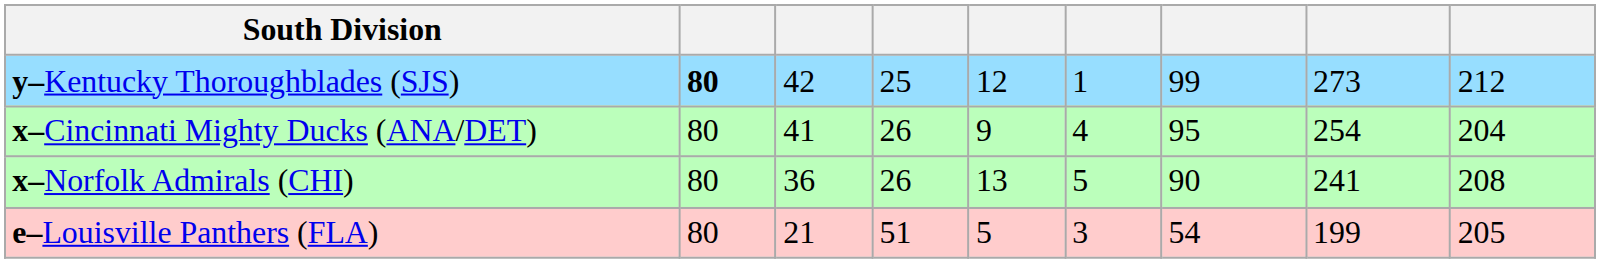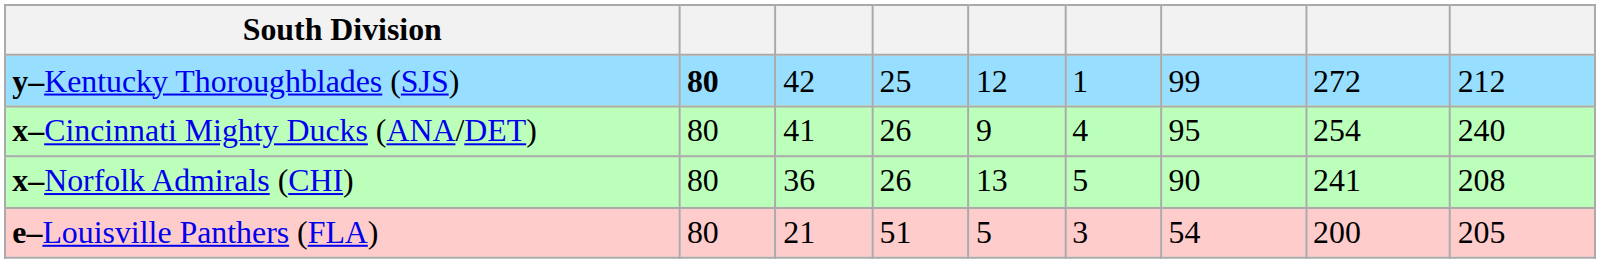(1337, 80) 273 -> (1337, 80) 272
(1482, 130) 204 -> (1482, 130) 240
(1337, 231) 199 -> (1337, 231) 200
